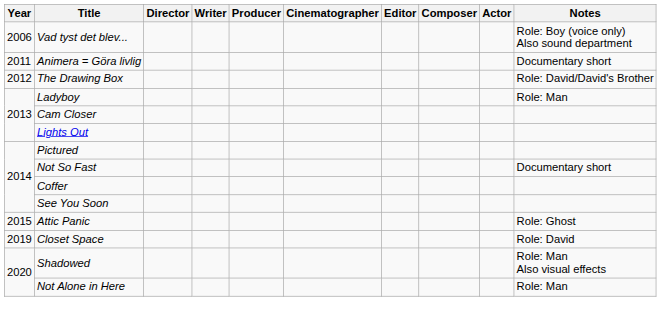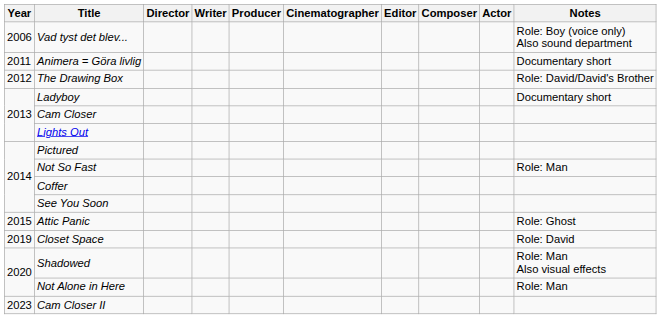(542, 97) Role: Man -> (564, 97) Documentary short
(564, 168) Documentary short -> (542, 168) Role: Man
+ row: (71, 305)
